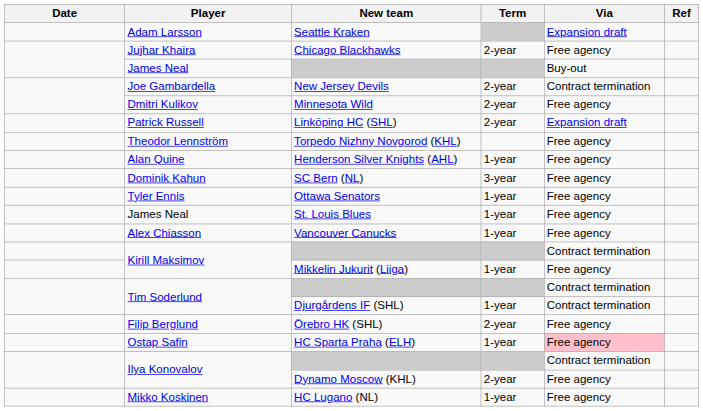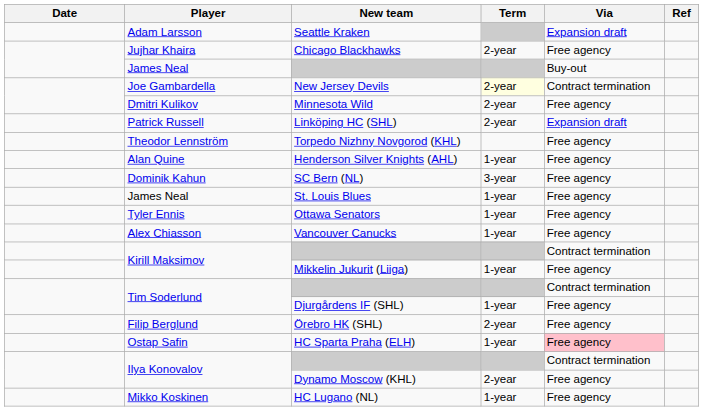(500, 86) no background -> (500, 86) lightyellow background
rows swapped: (156, 196) <-> (158, 214)
(599, 305) Contract termination -> (579, 305) Free agency
